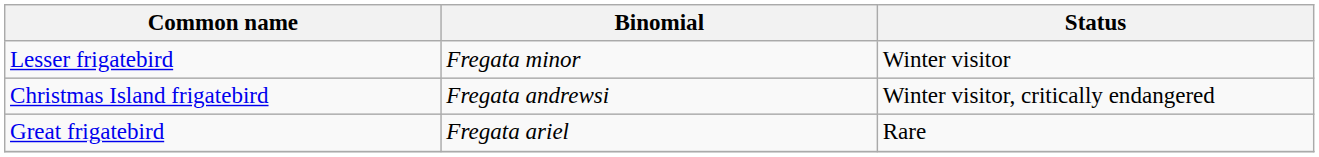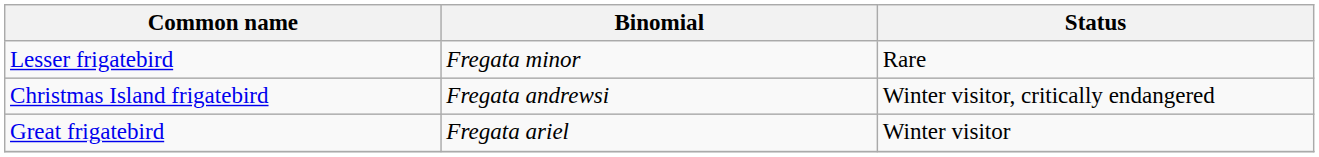(947, 59) Winter visitor -> (904, 59) Rare
(904, 132) Rare -> (947, 132) Winter visitor
